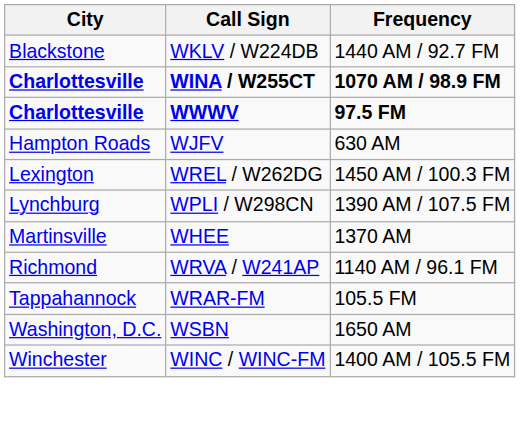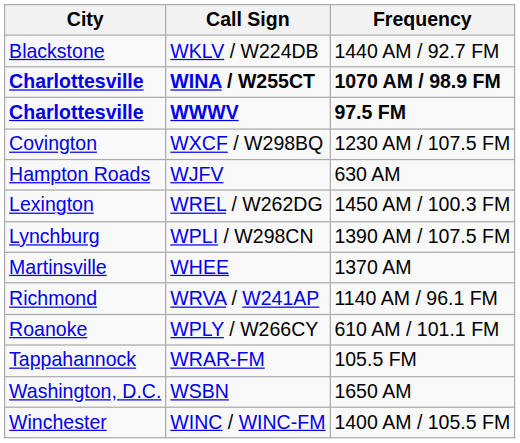+ row: (247, 143)
+ row: (244, 329)
